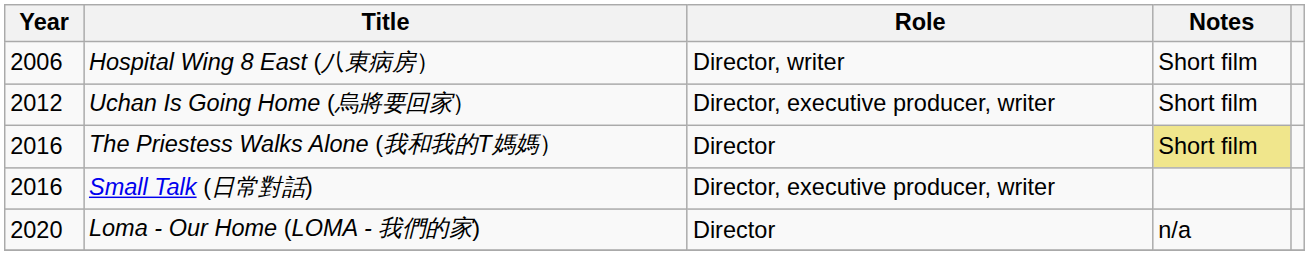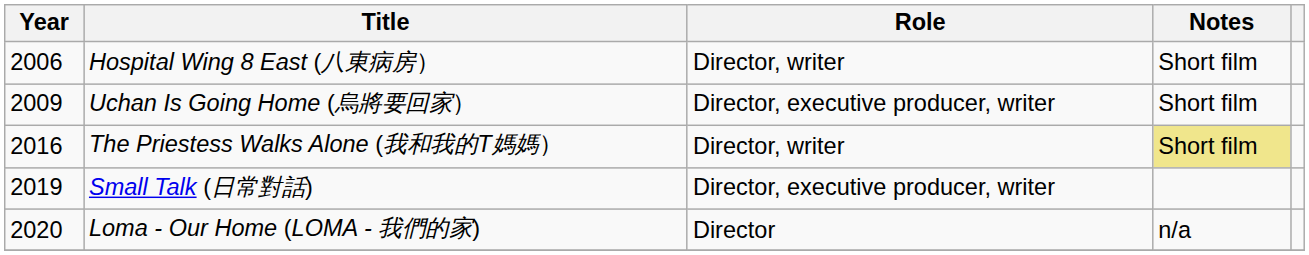(36, 104) 2012 -> (36, 104) 2009
(734, 146) Director -> (769, 146) Director, writer
(36, 187) 2016 -> (36, 187) 2019
